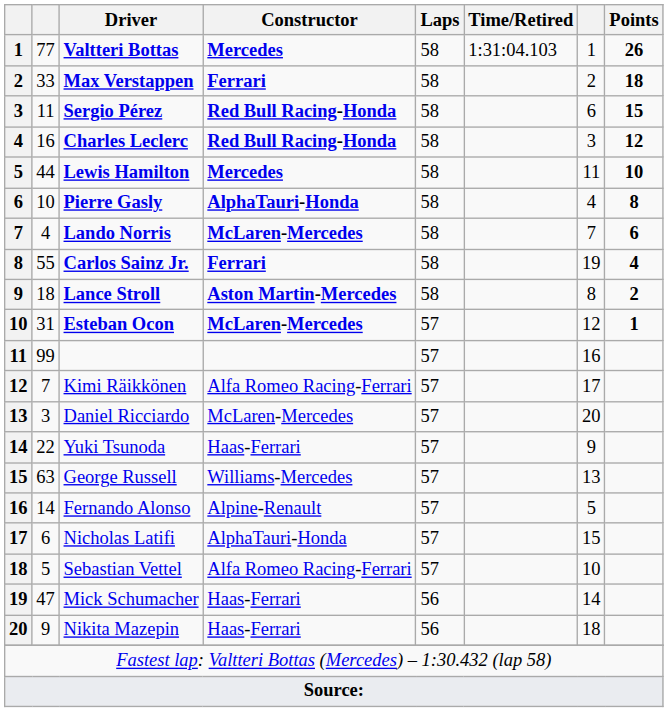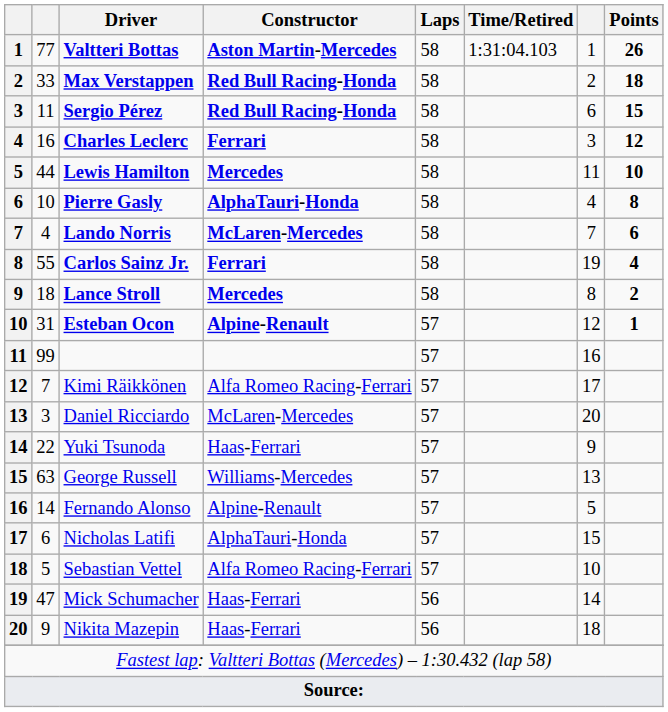(245, 49) Mercedes -> (302, 49) Aston Martin-Mercedes
(237, 80) Ferrari -> (302, 80) Red Bull Racing-Honda
(302, 141) Red Bull Racing-Honda -> (237, 141) Ferrari
(302, 293) Aston Martin-Mercedes -> (245, 293) Mercedes
(285, 324) McLaren-Mercedes -> (268, 324) Alpine-Renault
